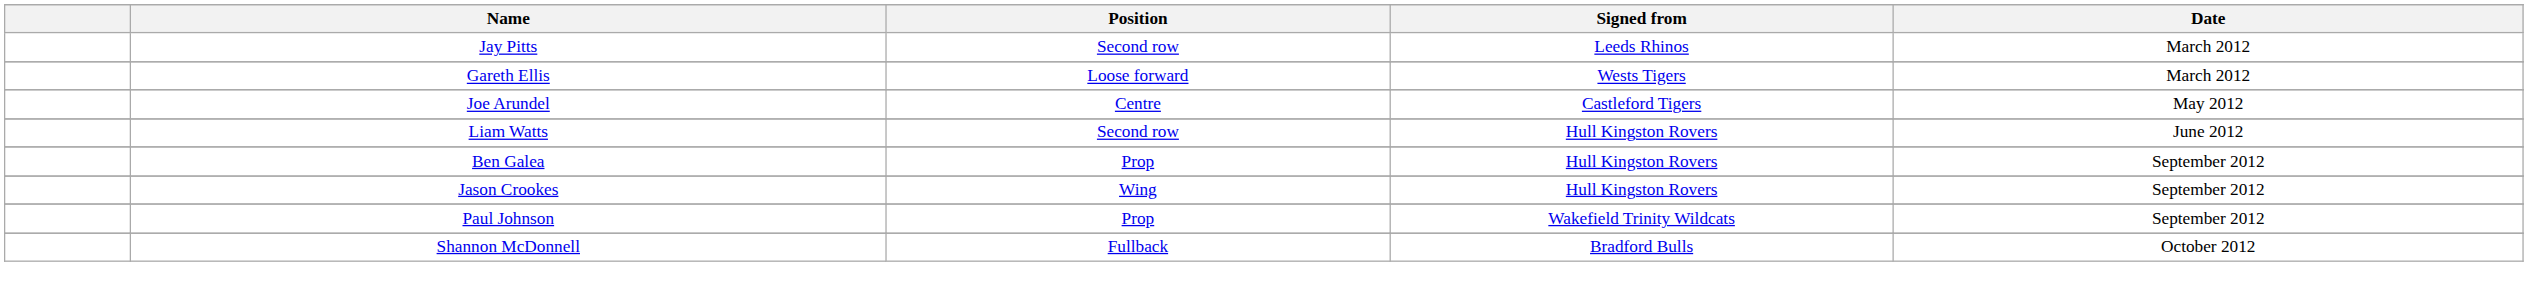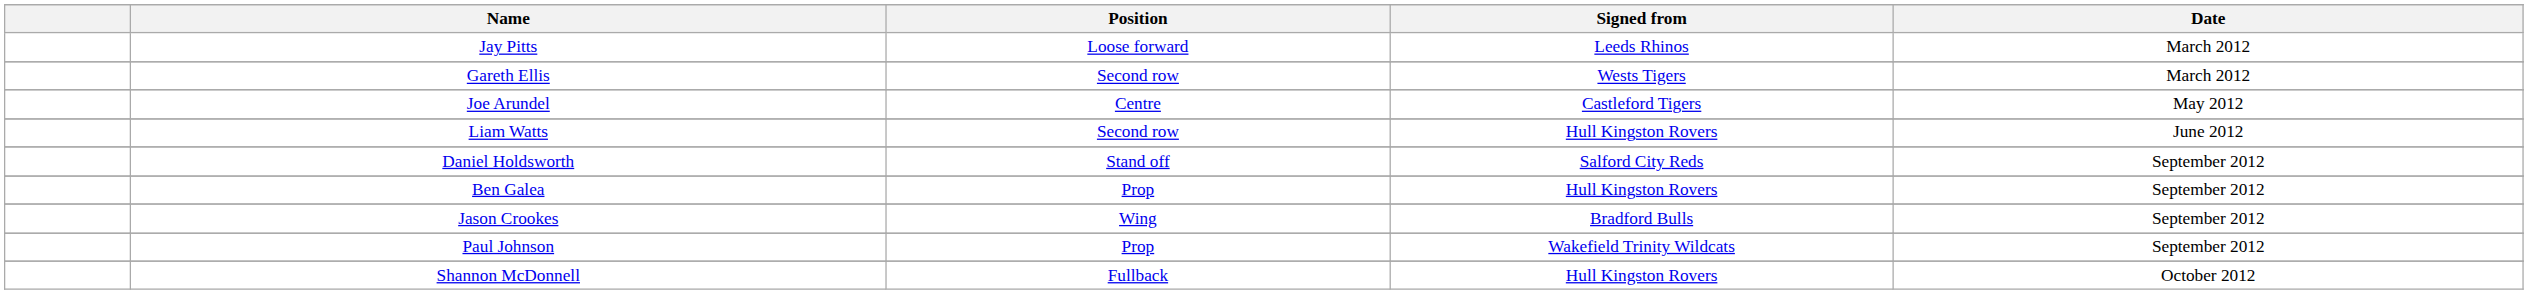(1138, 46) Second row -> (1138, 46) Loose forward
(1138, 75) Loose forward -> (1138, 75) Second row
+ row: (508, 160)
(1642, 189) Hull Kingston Rovers -> (1642, 217) Bradford Bulls
(1642, 246) Bradford Bulls -> (1642, 274) Hull Kingston Rovers
